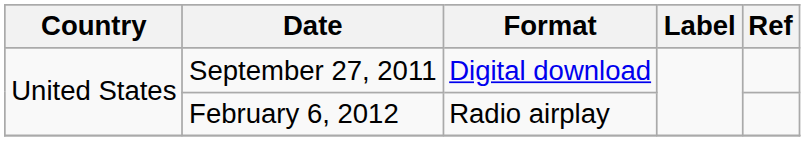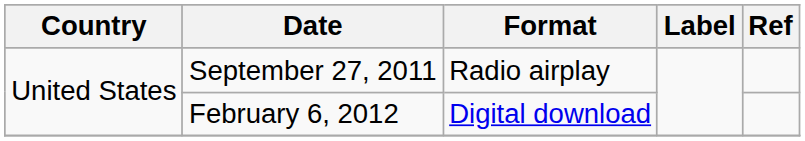(550, 69) Digital download -> (529, 69) Radio airplay
(529, 113) Radio airplay -> (550, 113) Digital download
